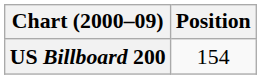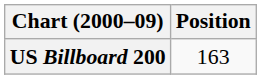(213, 56) 154 -> (213, 56) 163
